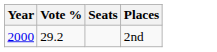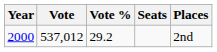+ column: (62, 15)
